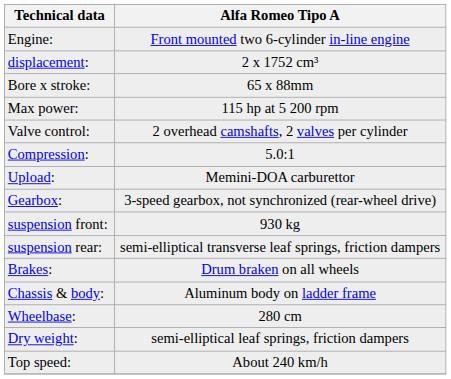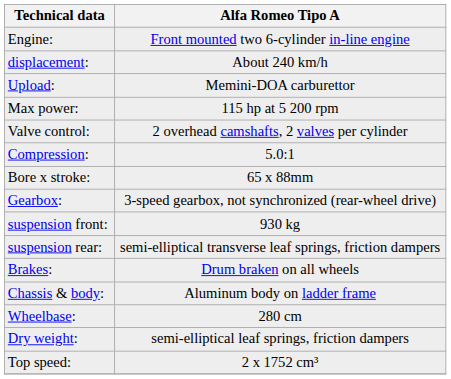(280, 62) 2 x 1752 cm³ -> (280, 62) About 240 km/h
rows swapped: (51, 85) <-> (33, 177)
(280, 362) About 240 km/h -> (280, 362) 2 x 1752 cm³
